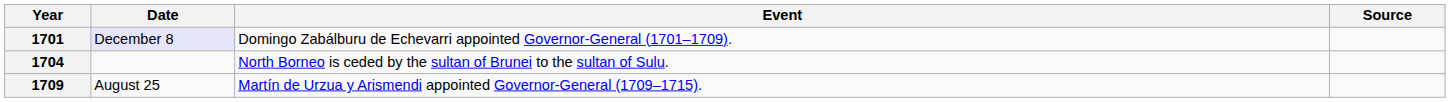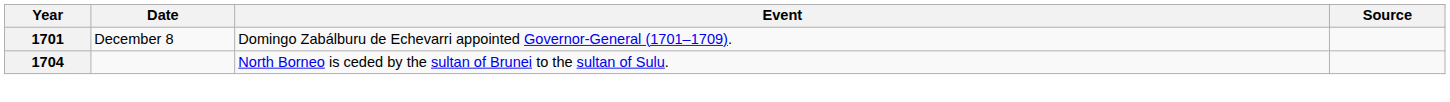(134, 39) lavender background -> (134, 39) no background
- row: (48, 85)
